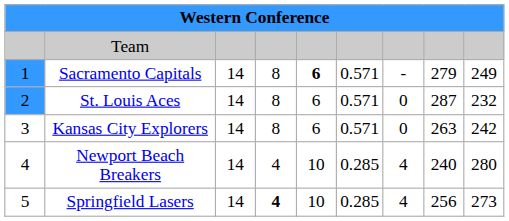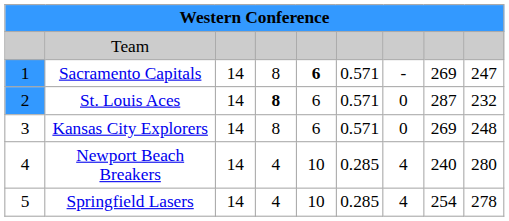(444, 73) 279 -> (444, 73) 269
(484, 73) 249 -> (484, 73) 247
(276, 100) normal -> (276, 100) bold
(444, 127) 263 -> (444, 127) 269
(484, 127) 242 -> (484, 127) 248
(276, 202) bold -> (276, 202) normal
(444, 202) 256 -> (444, 202) 254
(484, 202) 273 -> (484, 202) 278
